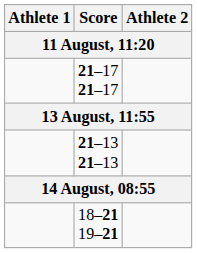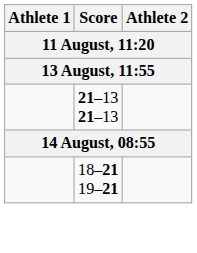- row: (98, 80)
